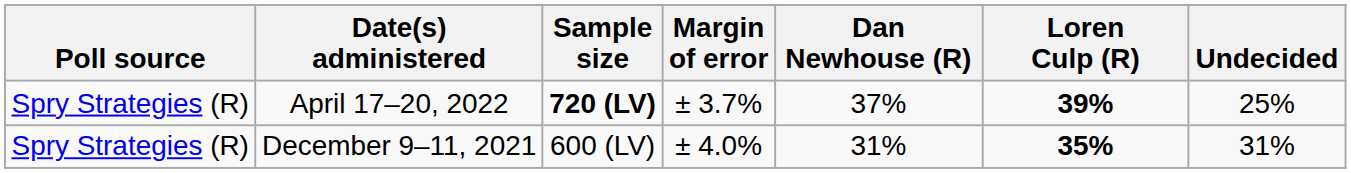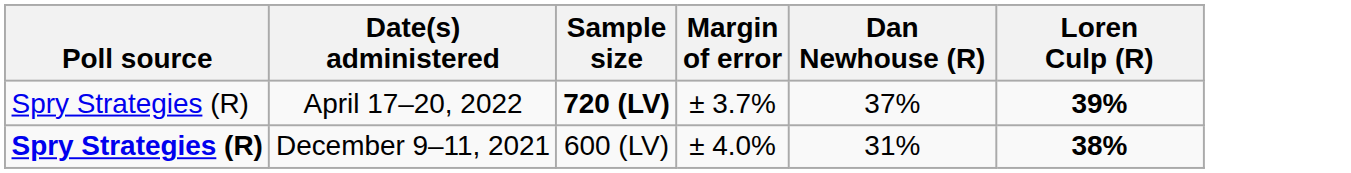- column: (1267, 58)
(130, 147) normal -> (137, 147) bold
(1085, 147) 35% -> (1099, 147) 38%
